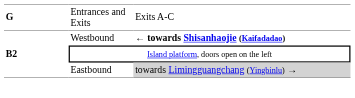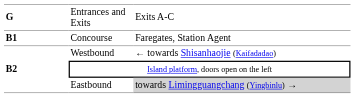+ row: (91, 38)
(210, 38) bold -> (206, 53) normal
